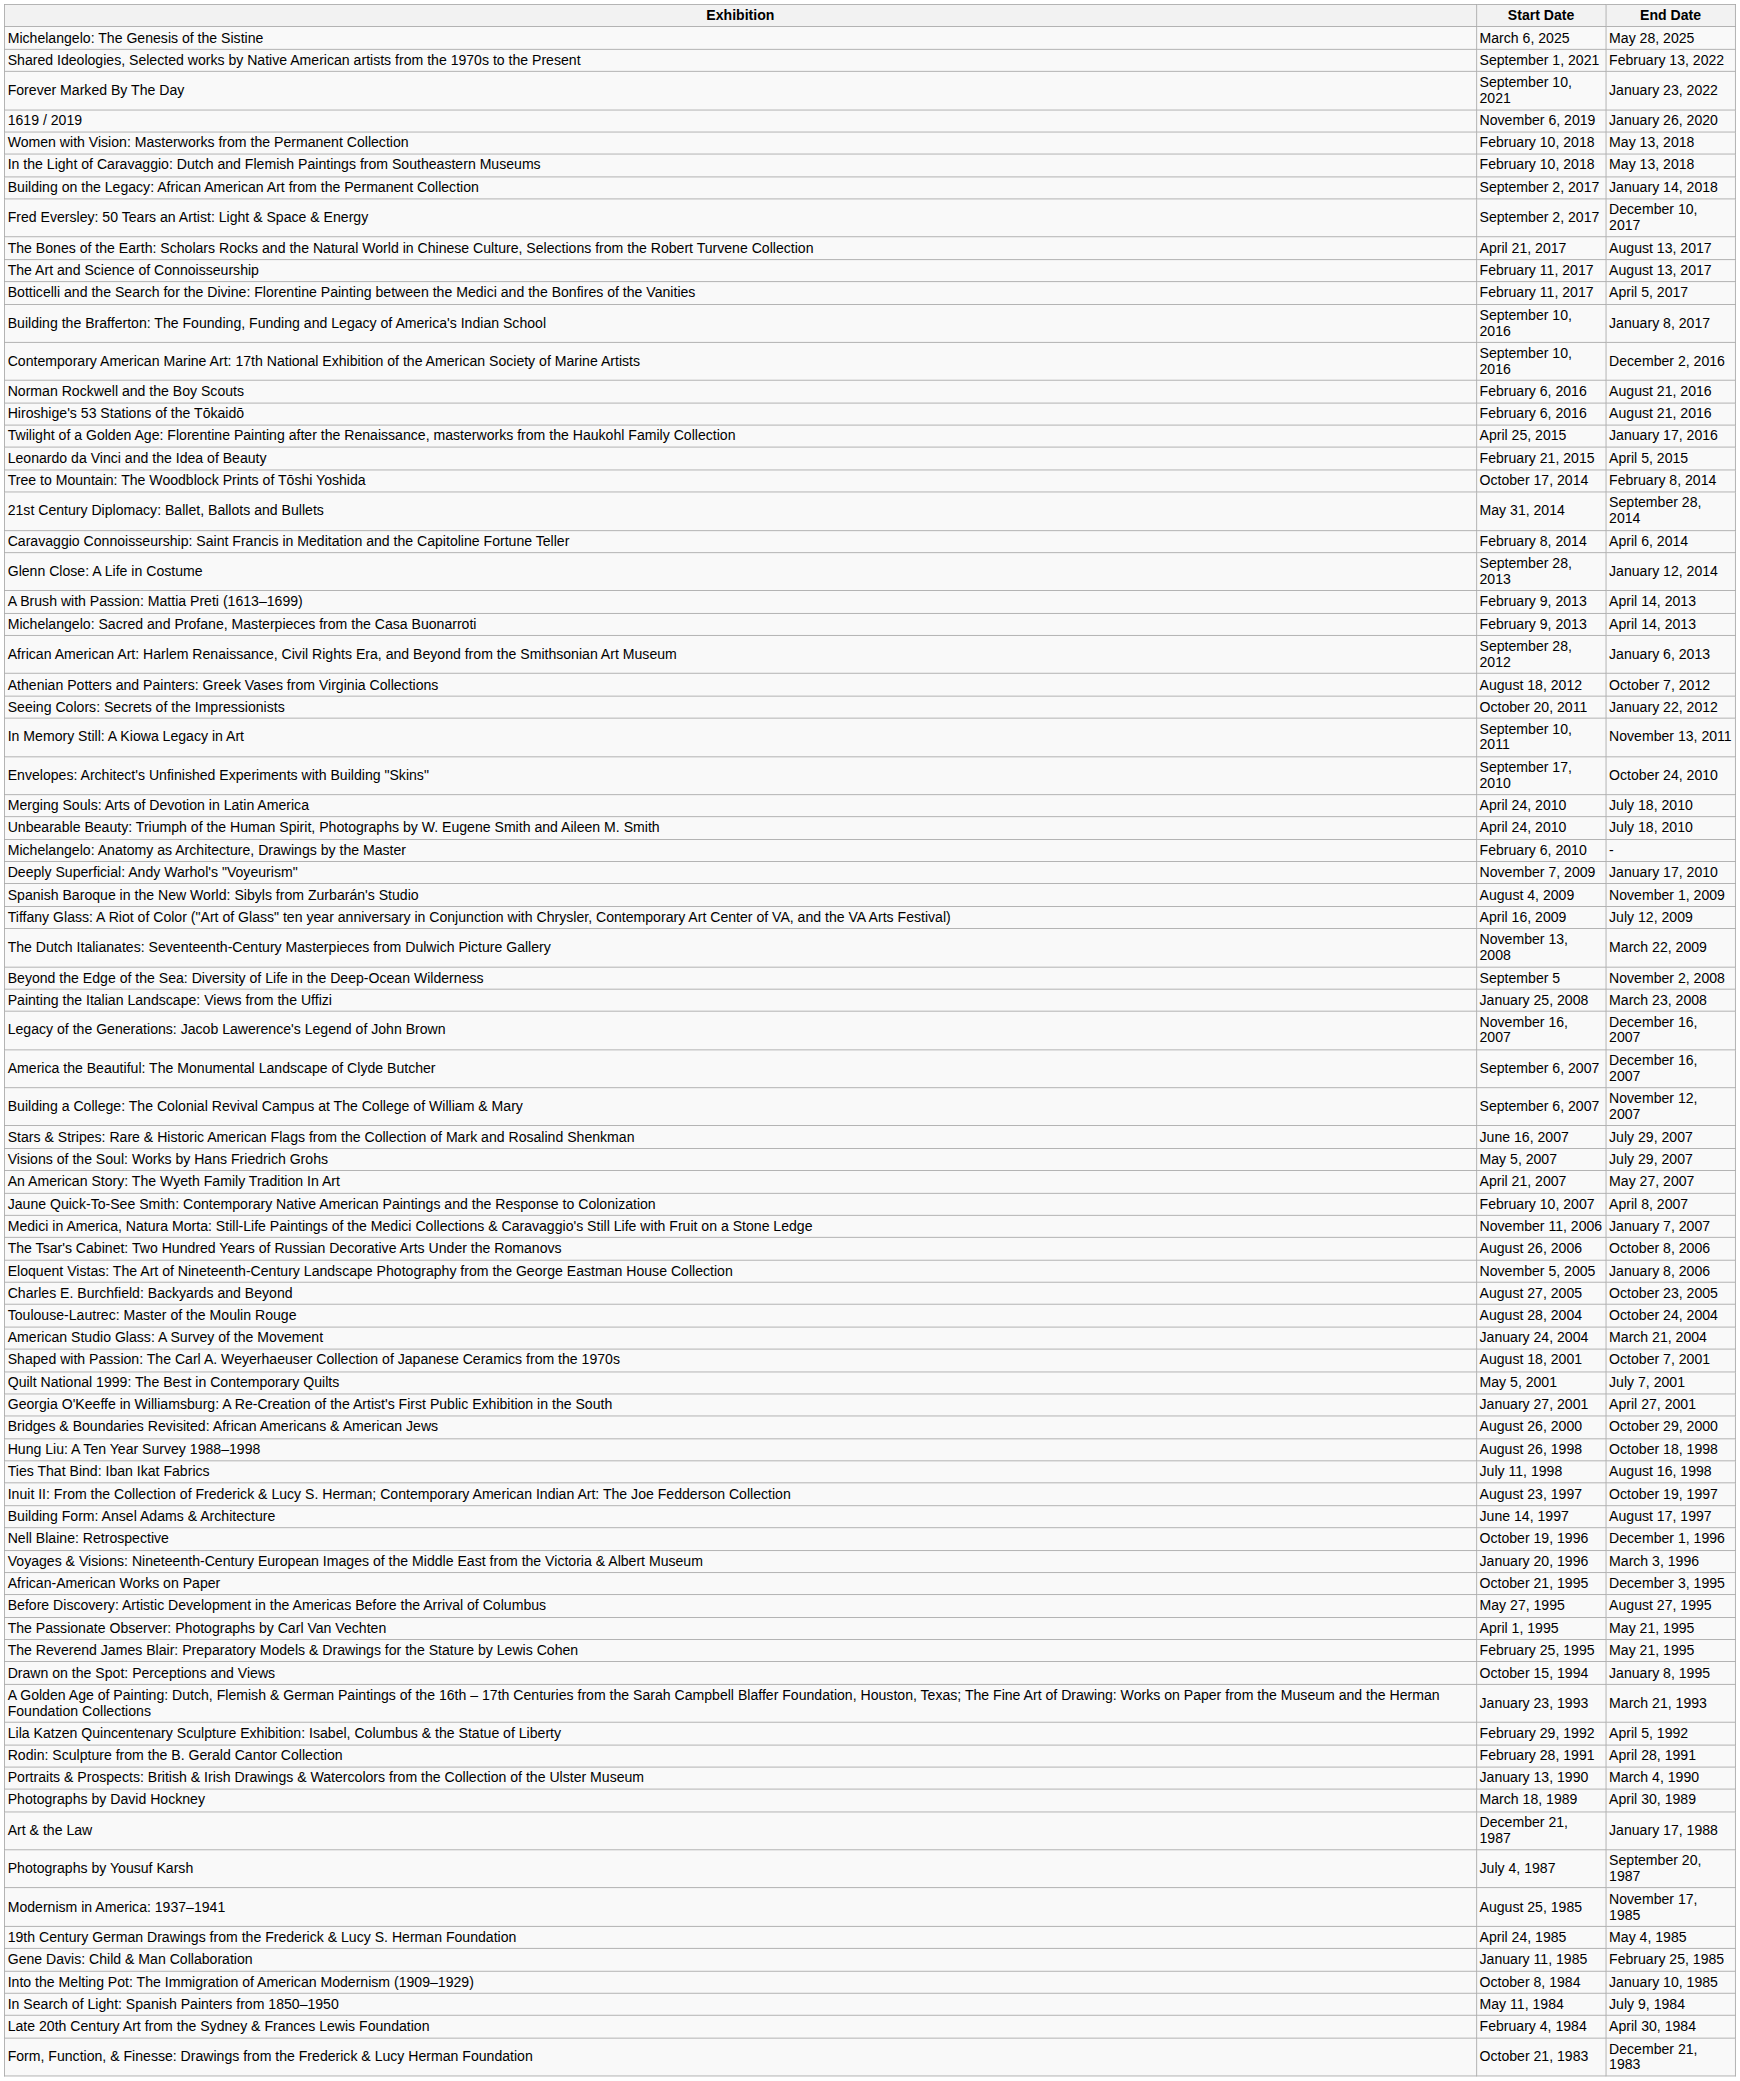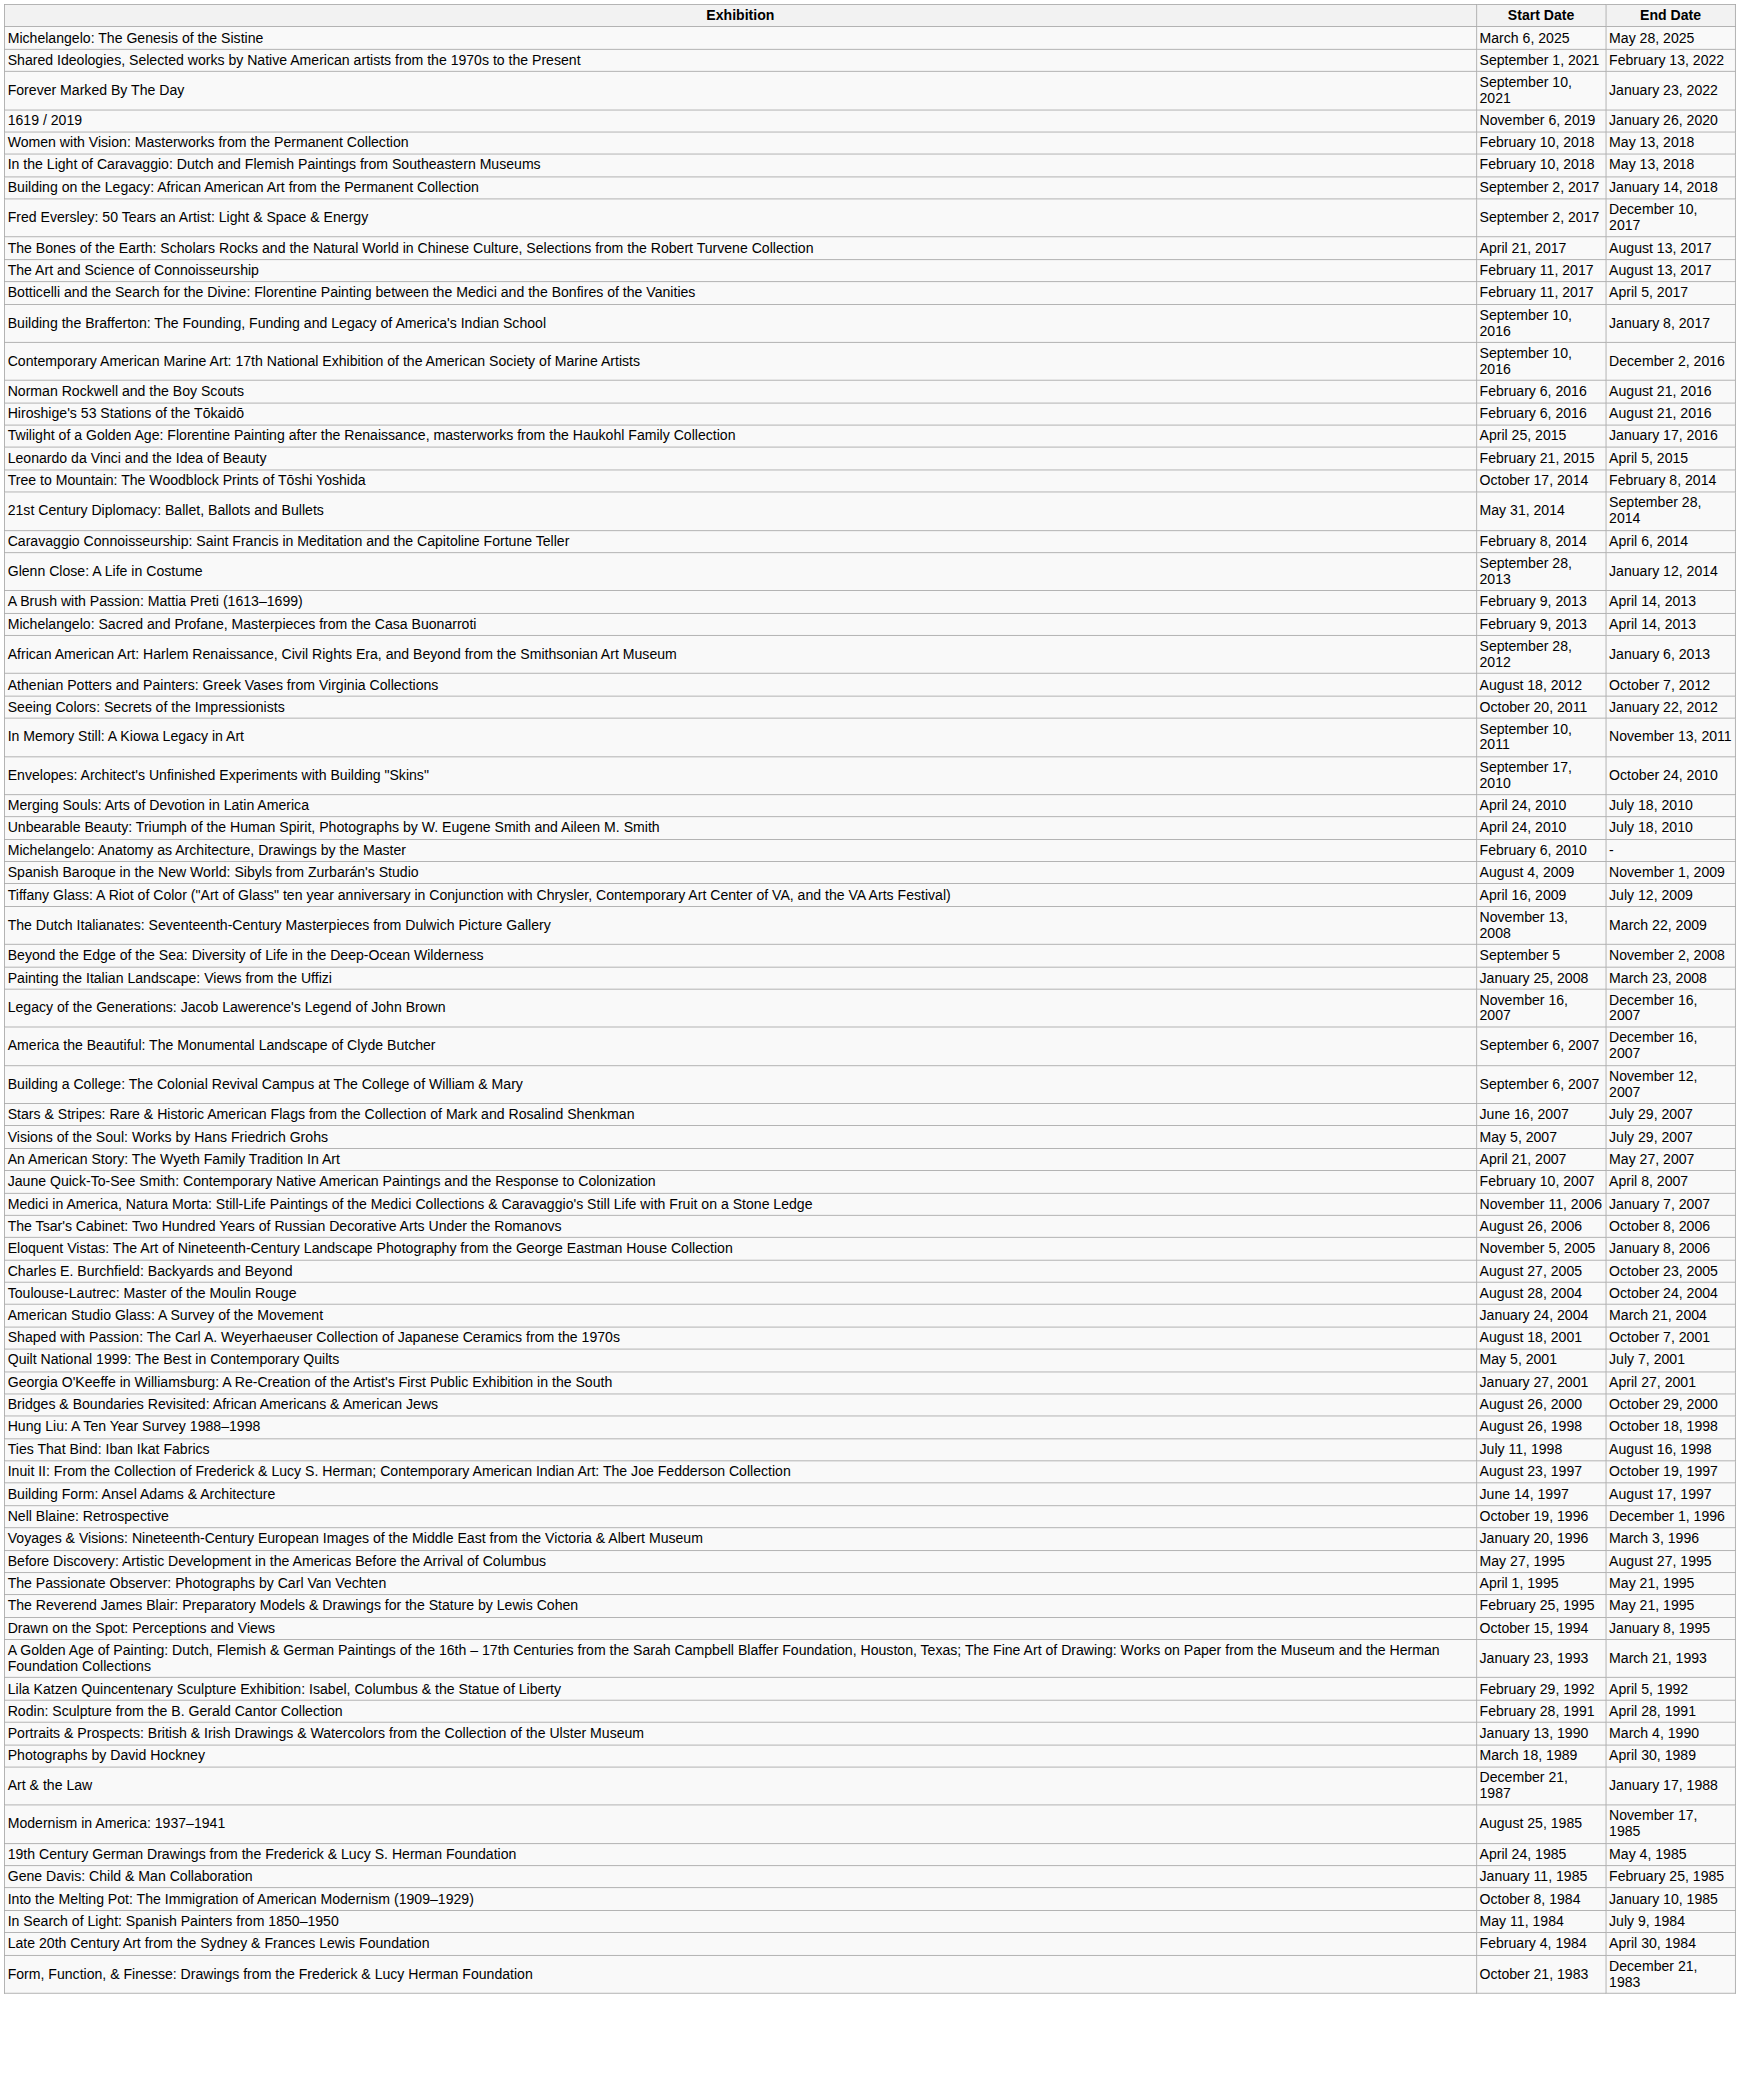- row: (153, 872)
- row: (114, 1583)
- row: (100, 1868)
